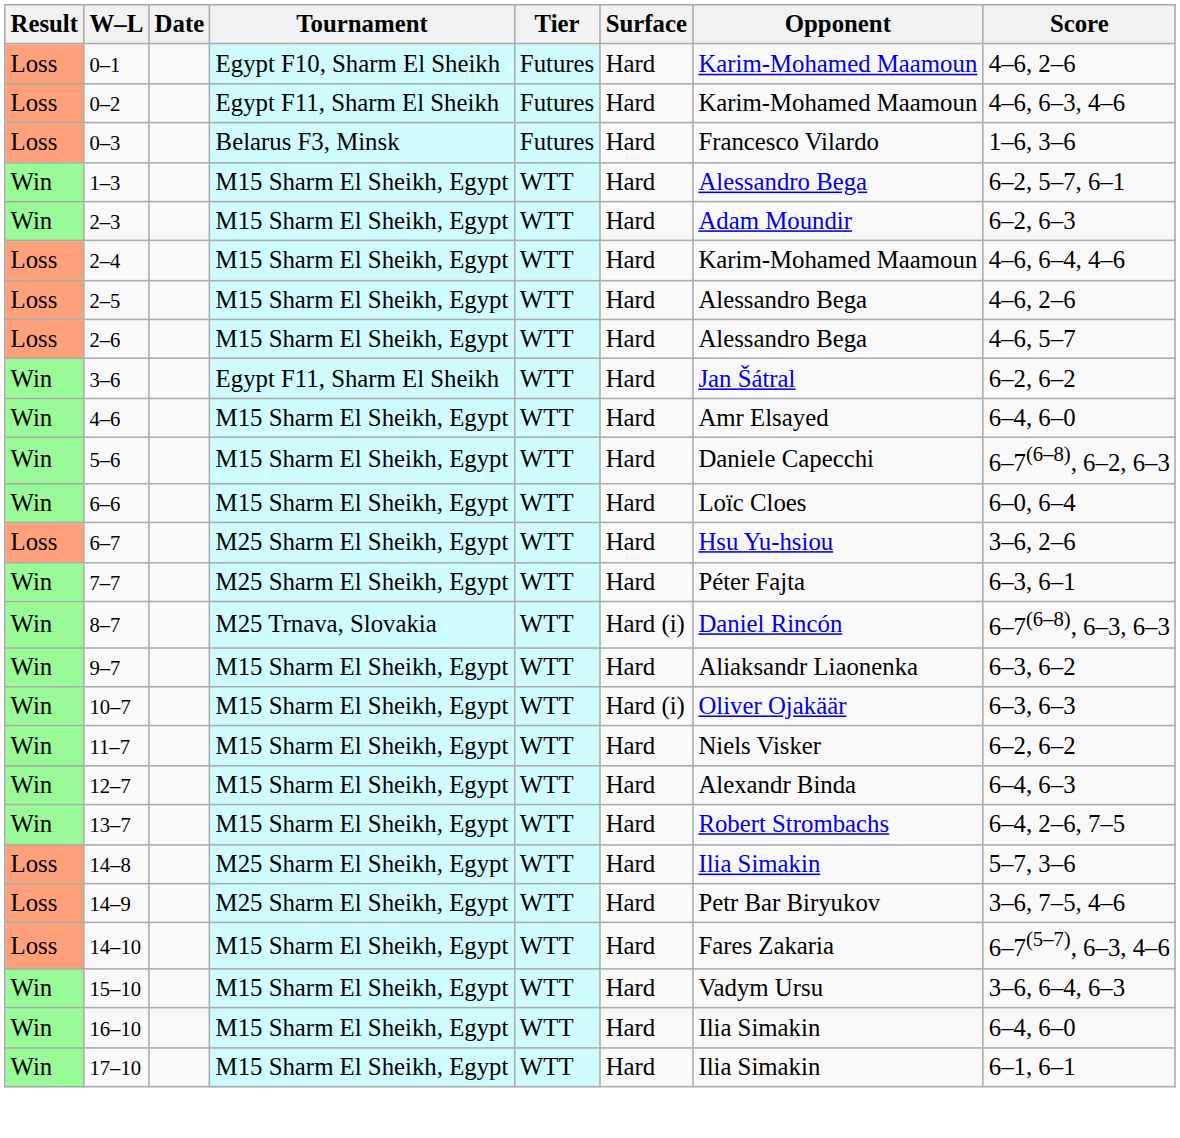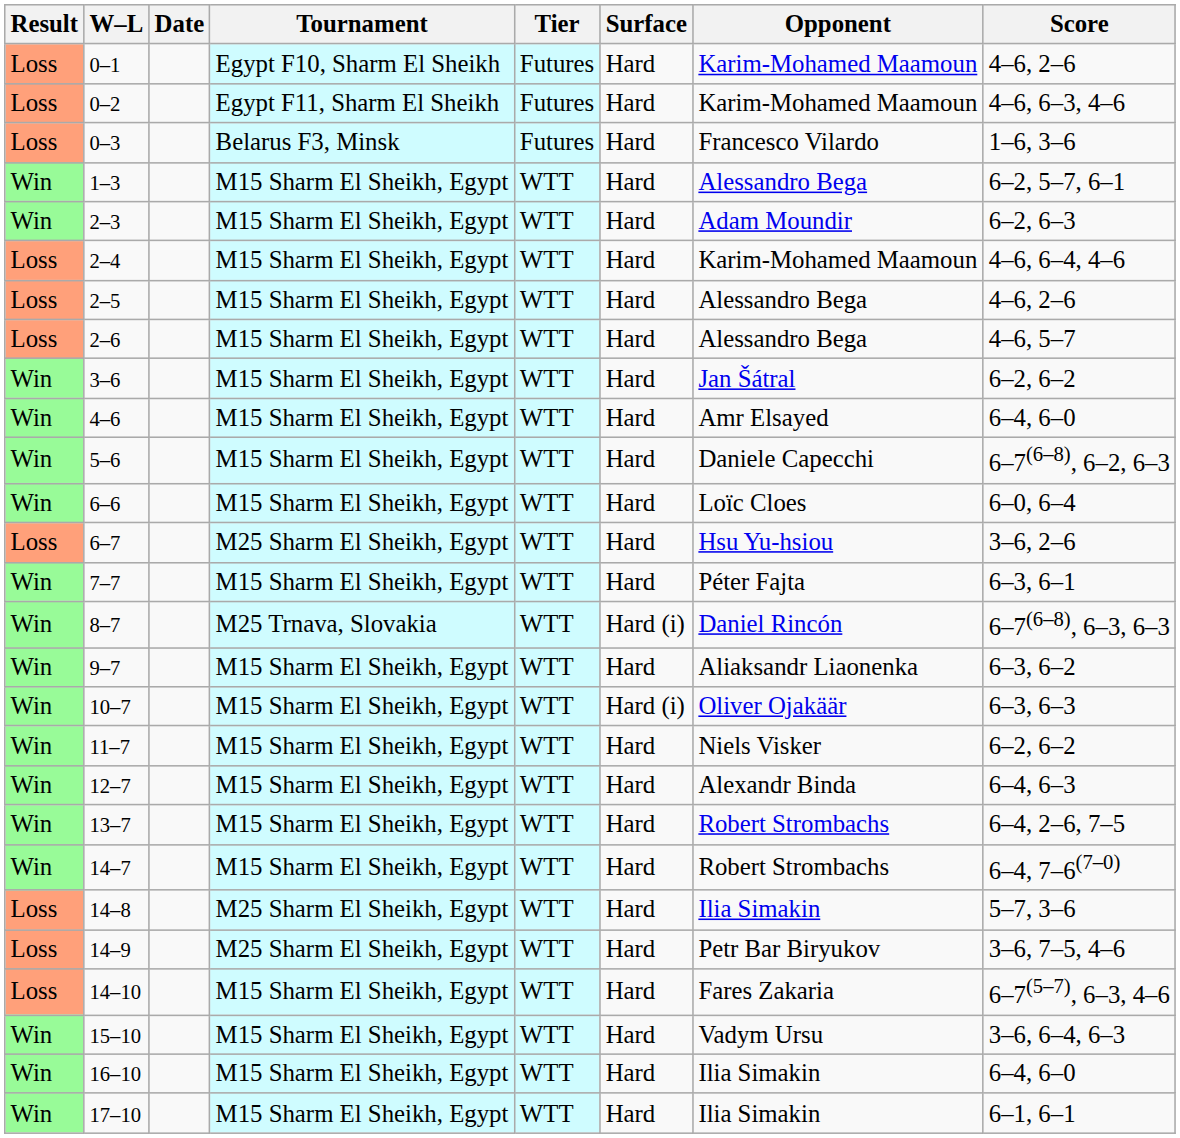(357, 378) Egypt F11, Sharm El Sheikh -> (362, 378) M15 Sharm El Sheikh, Egypt
(362, 581) M25 Sharm El Sheikh, Egypt -> (362, 581) M15 Sharm El Sheikh, Egypt
+ row: (110, 868)
